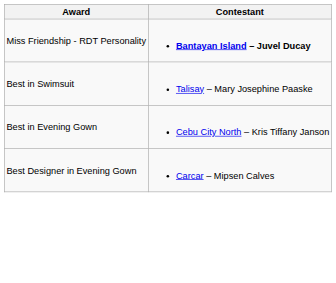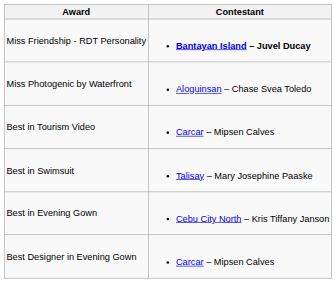+ row: (69, 84)
+ row: (51, 127)
